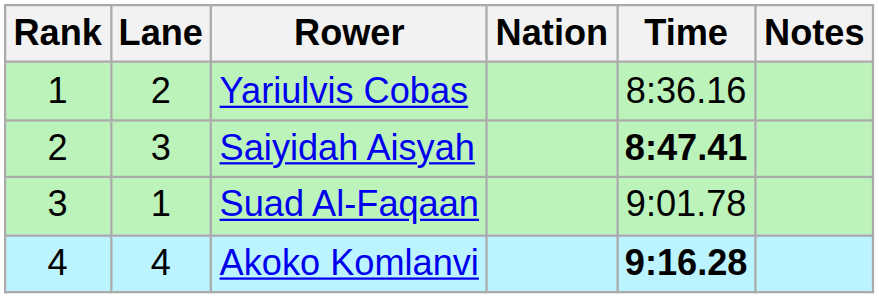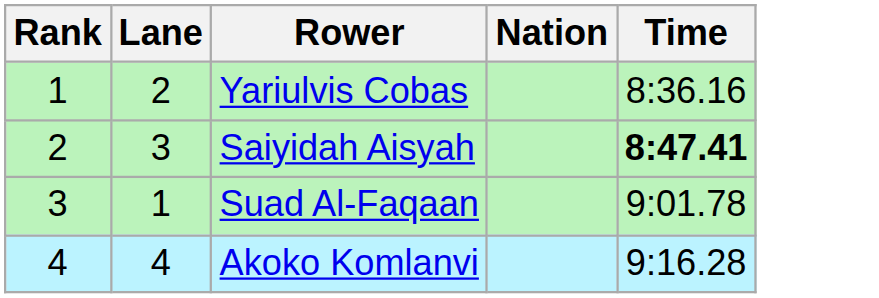- column: (814, 33)
(686, 262) bold -> (686, 262) normal
